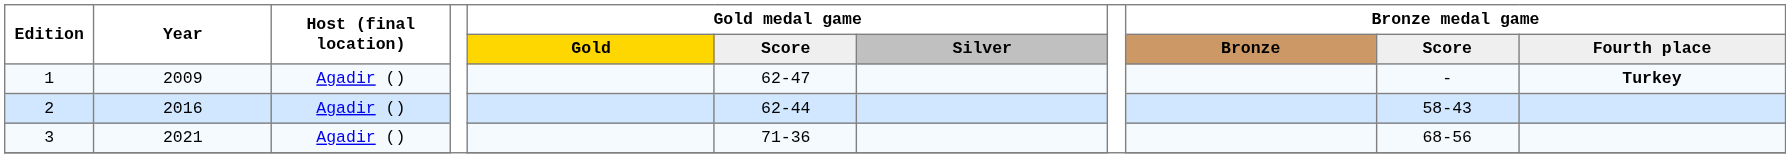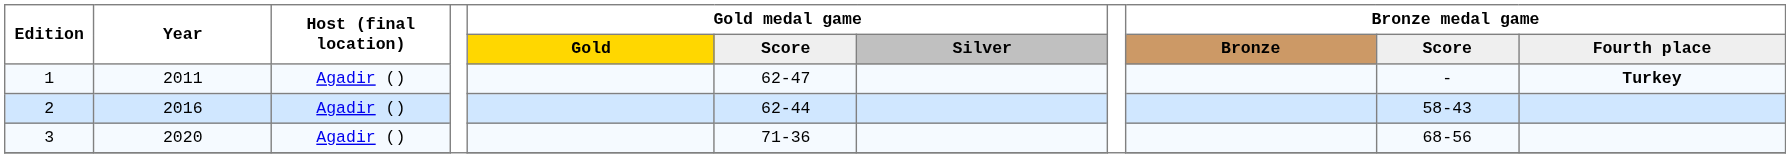(183, 79) 2009 -> (183, 79) 2011
(183, 138) 2021 -> (183, 138) 2020
